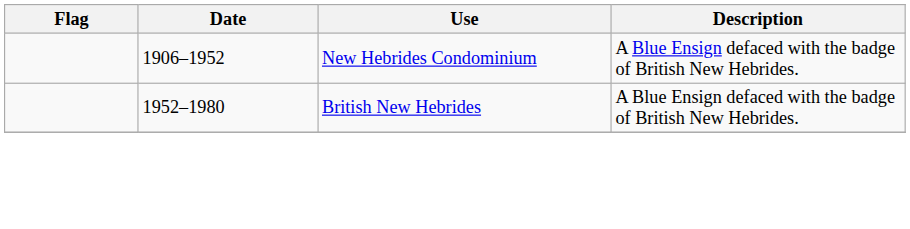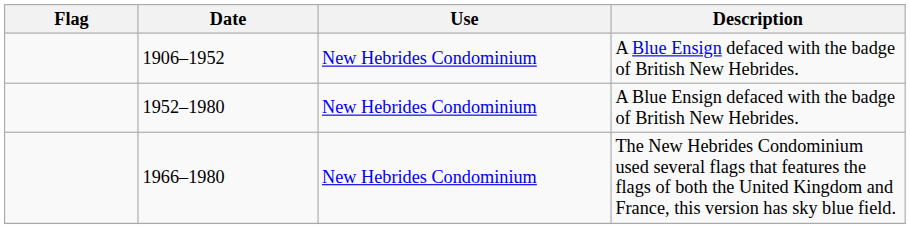(402, 107) British New Hebrides -> (429, 107) New Hebrides Condominium
+ row: (184, 177)
